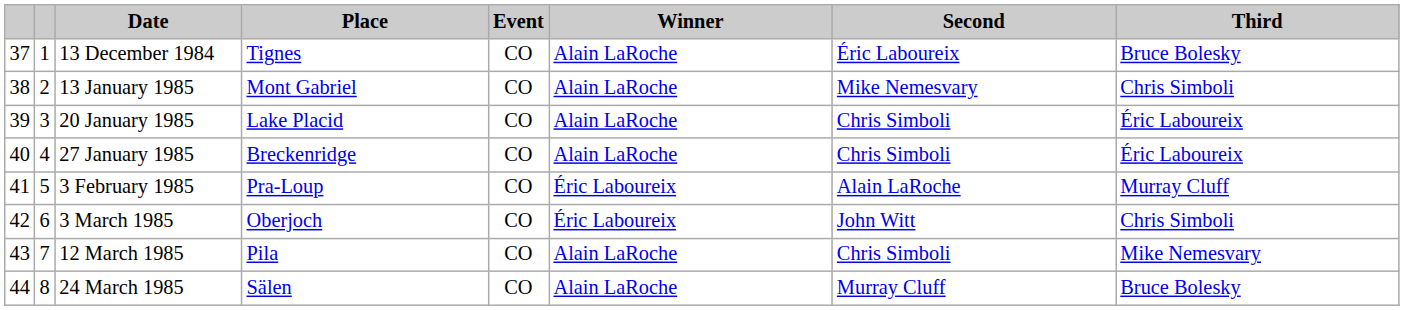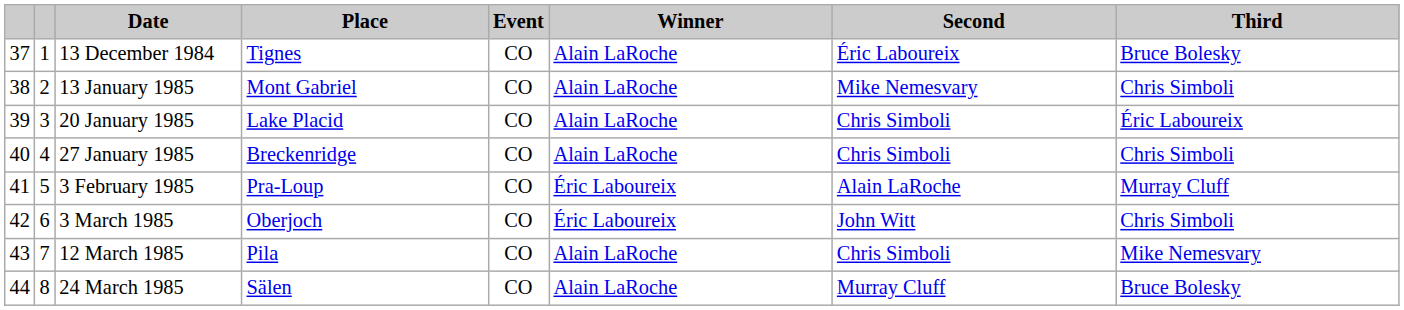(1182, 154) Éric Laboureix -> (1177, 154) Chris Simboli
